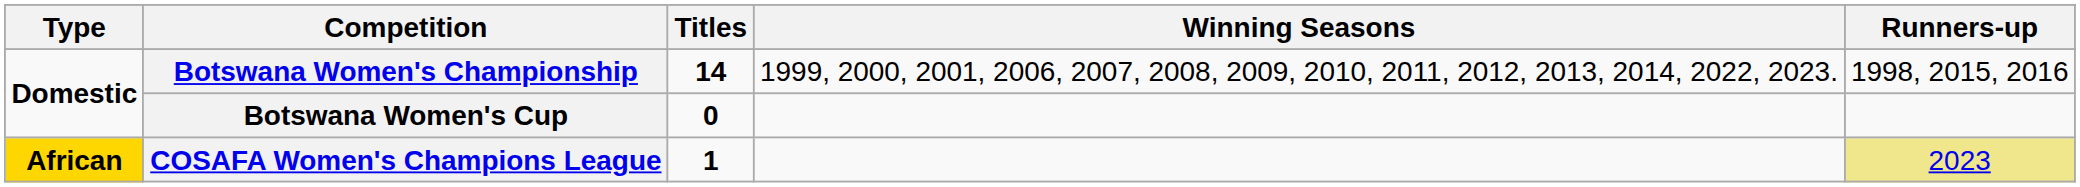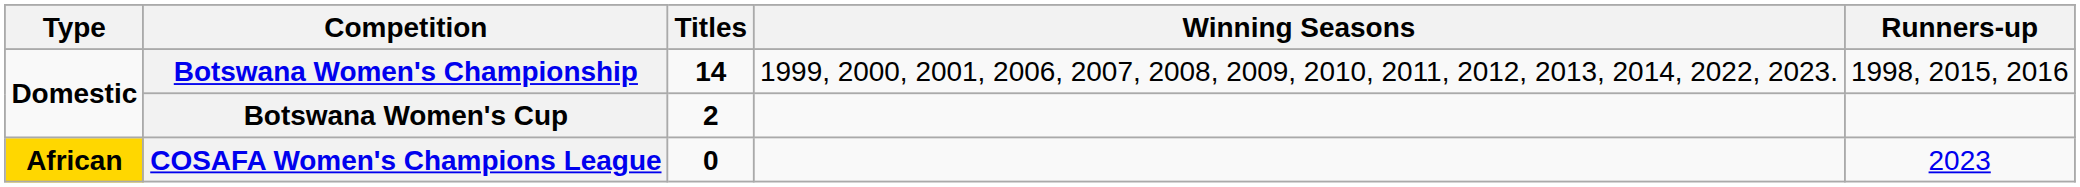(711, 116) 0 -> (711, 116) 2
(711, 160) 1 -> (711, 160) 0
(1960, 160) khaki background -> (1960, 160) no background
